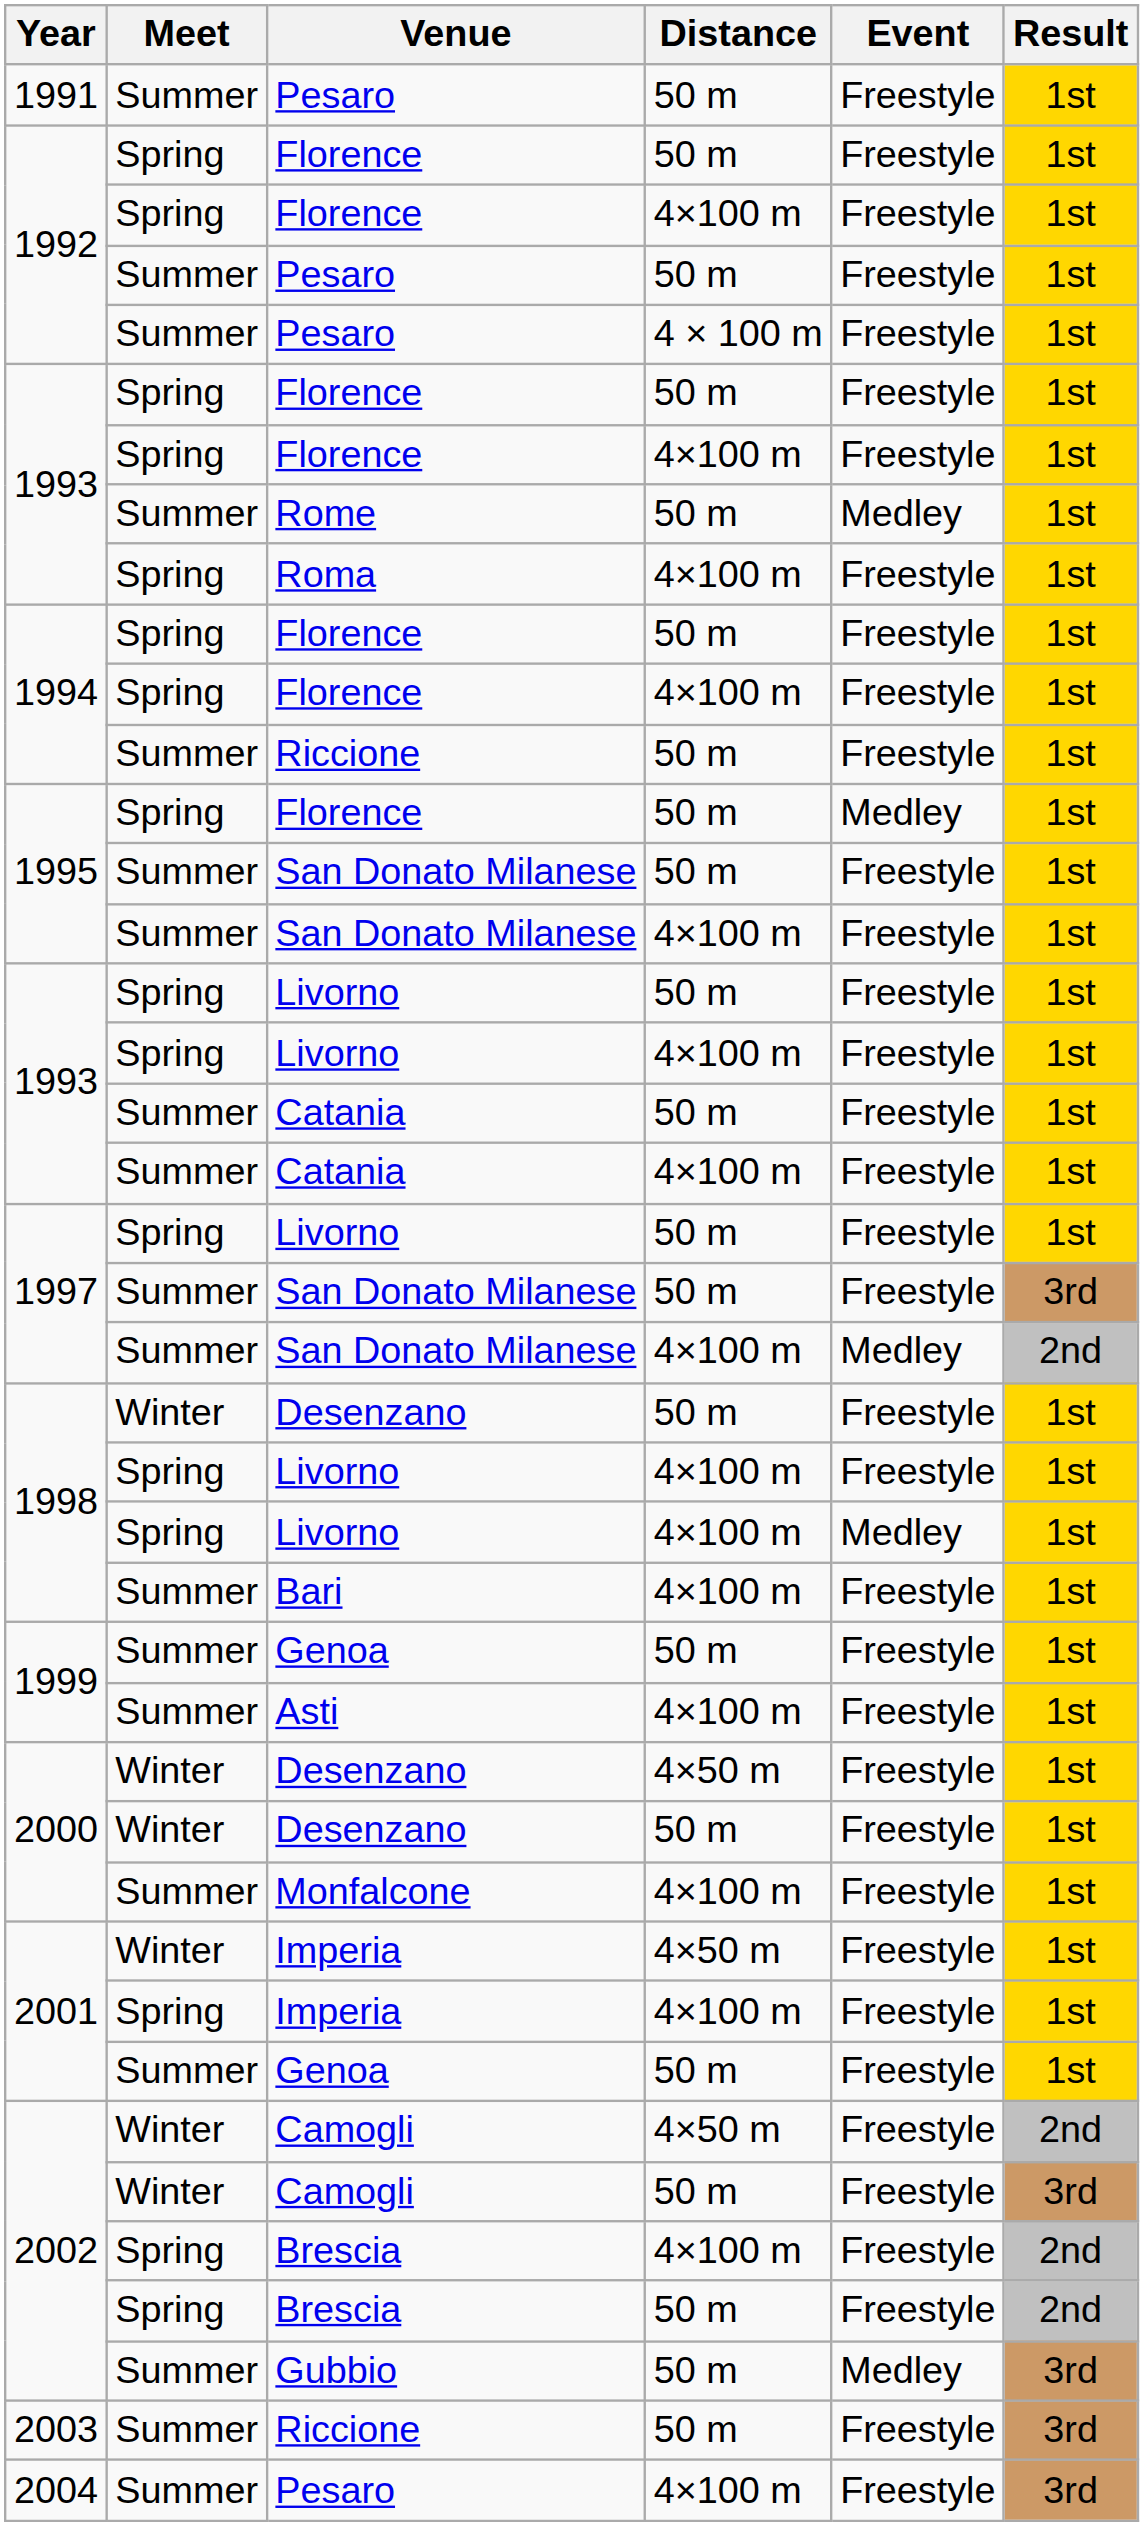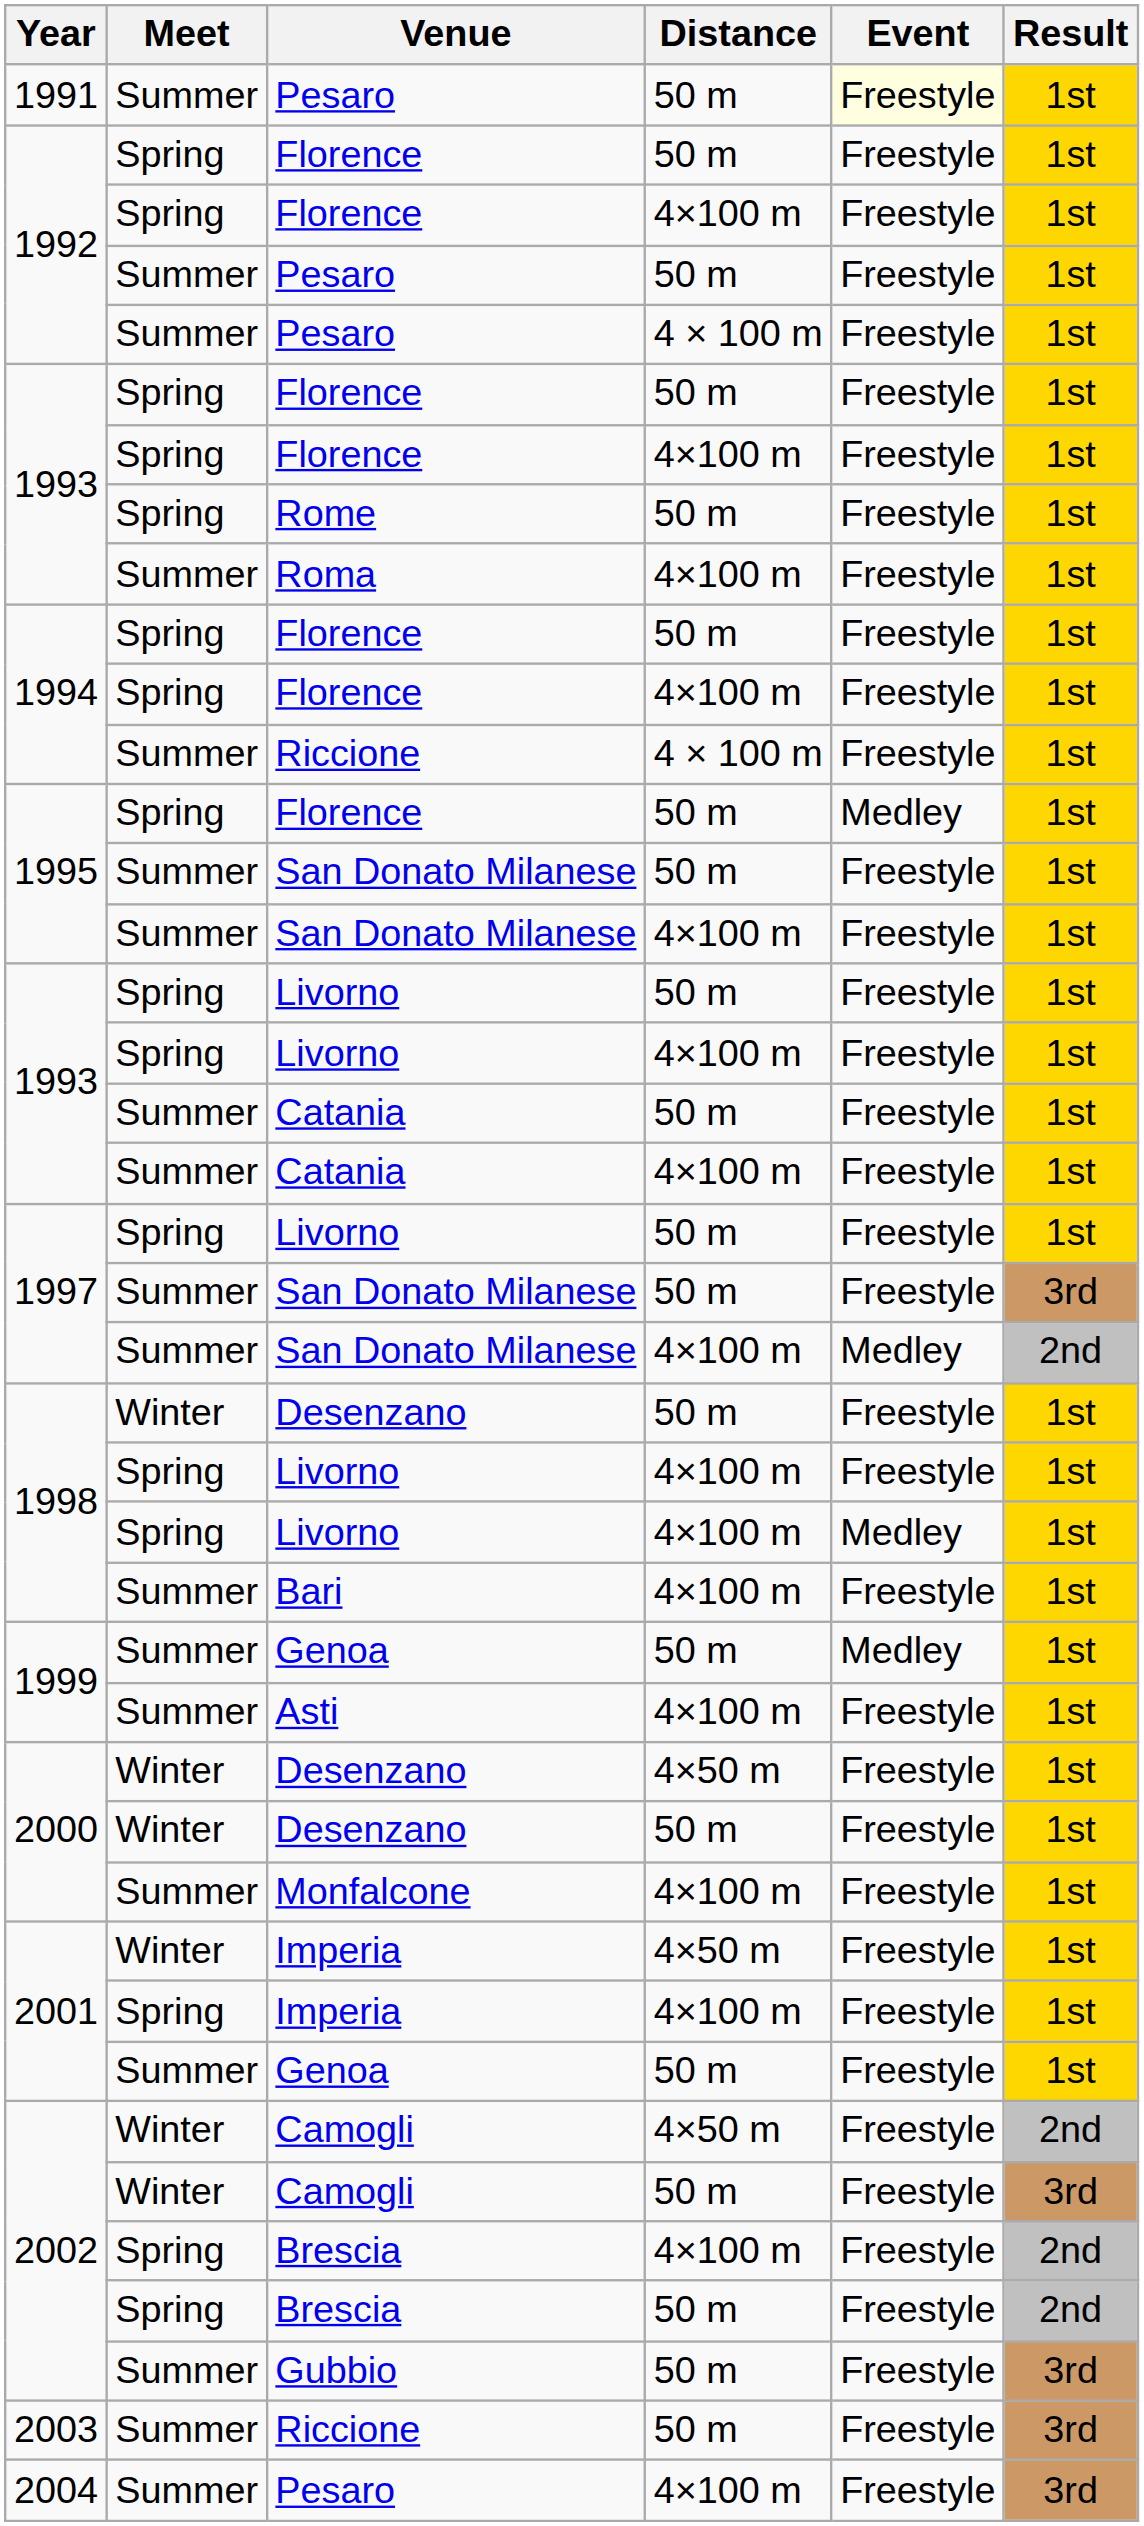(918, 94) no background -> (918, 94) lightyellow background
(187, 513) Summer -> (170, 513) Spring
(901, 513) Medley -> (918, 513) Freestyle
(170, 573) Spring -> (187, 573) Summer
(696, 753) 50 m -> (738, 753) 4 × 100 m
(918, 1651) Freestyle -> (901, 1651) Medley
(901, 2369) Medley -> (918, 2369) Freestyle
